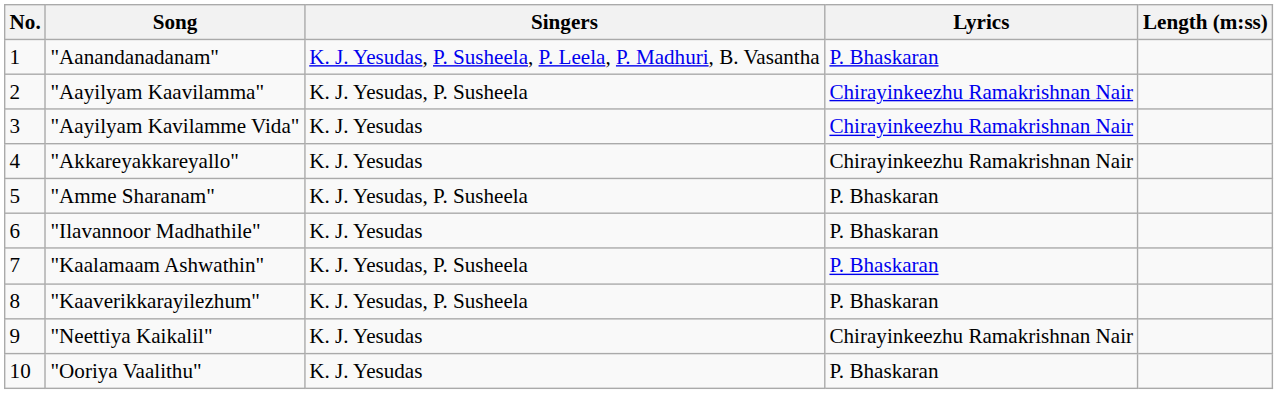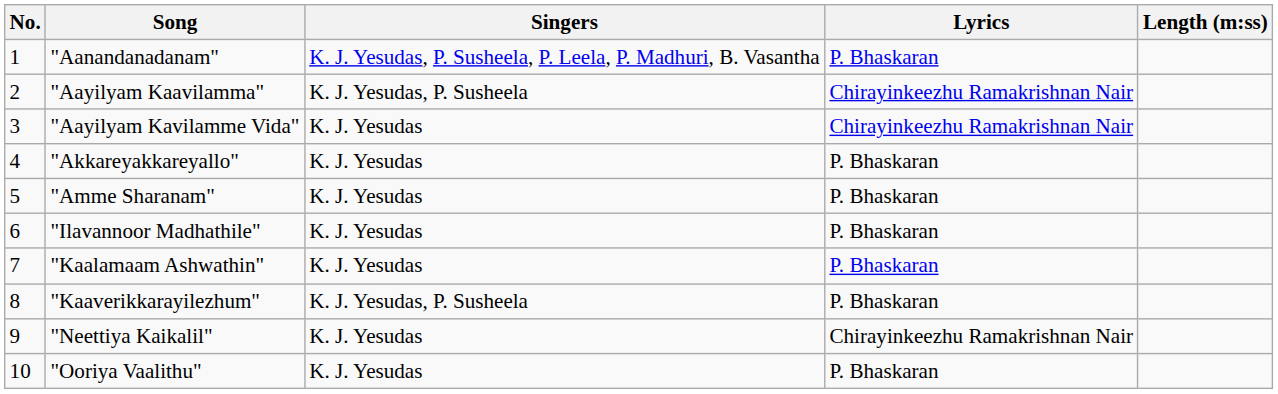(981, 161) Chirayinkeezhu Ramakrishnan Nair -> (884, 161) P. Bhaskaran
(419, 196) K. J. Yesudas, P. Susheela -> (366, 196) K. J. Yesudas
(419, 265) K. J. Yesudas, P. Susheela -> (366, 265) K. J. Yesudas
